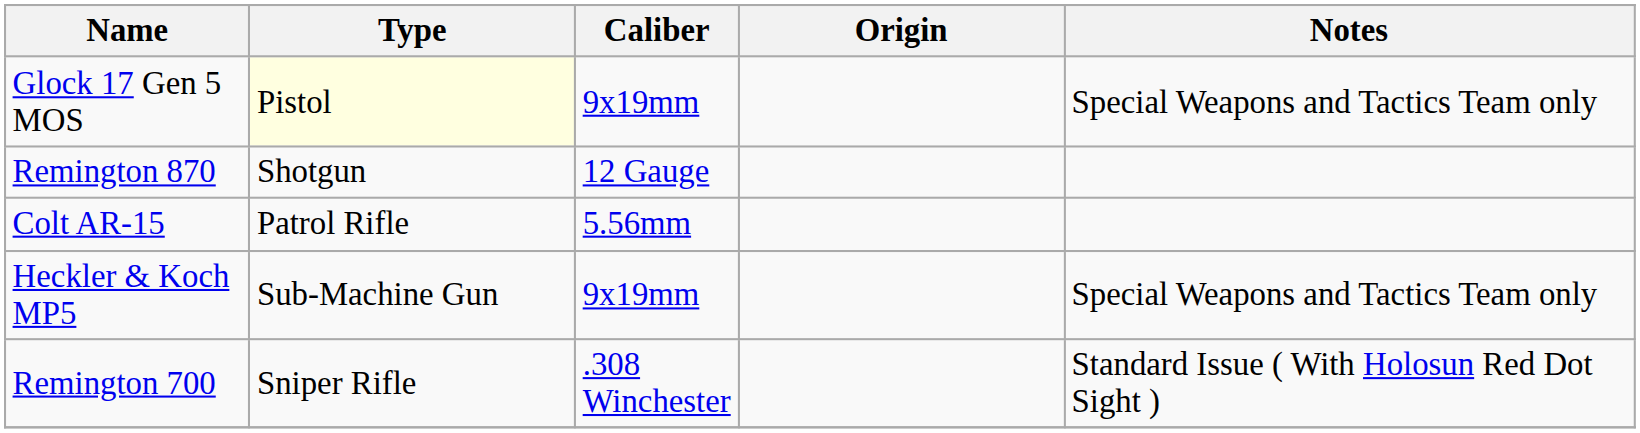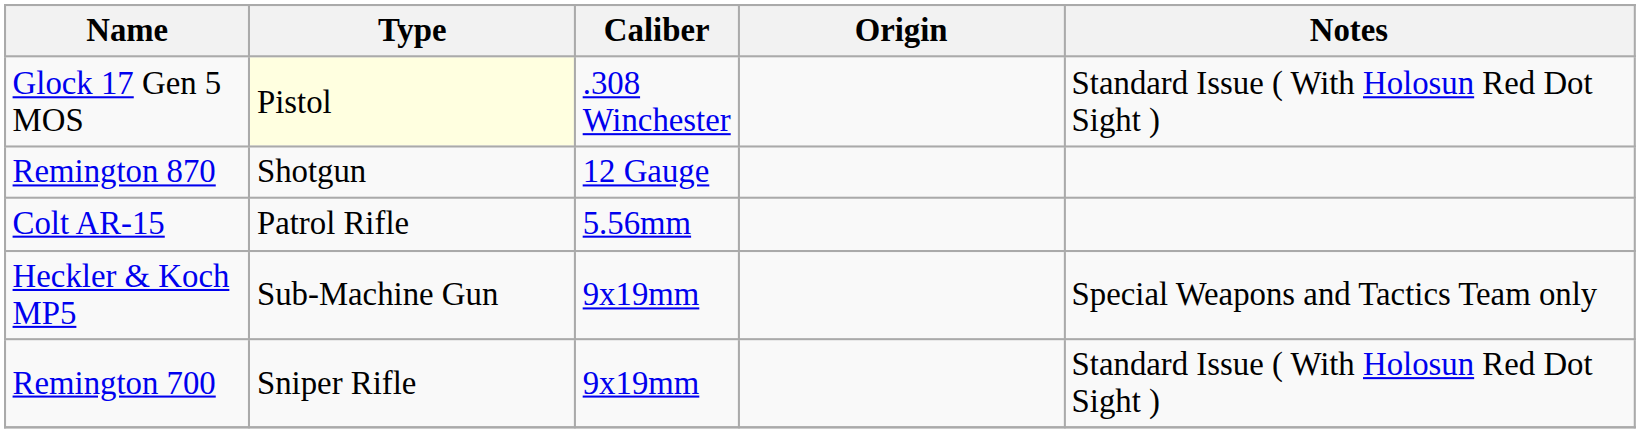(641, 100) 9x19mm -> (657, 100) .308 Winchester
(1334, 100) Special Weapons and Tactics Team only -> (1332, 100) Standard Issue ( With Holosun Red Dot Sight )
(657, 382) .308 Winchester -> (641, 382) 9x19mm
